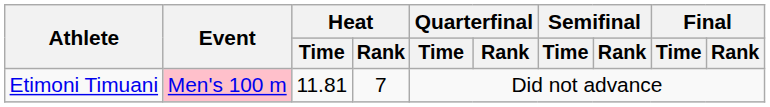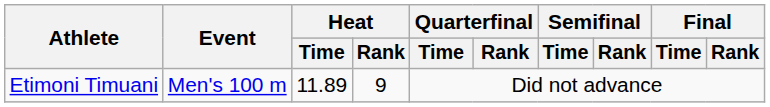(227, 86) pink background -> (227, 86) no background
(322, 86) 11.81 -> (322, 86) 11.89
(381, 86) 7 -> (381, 86) 9
